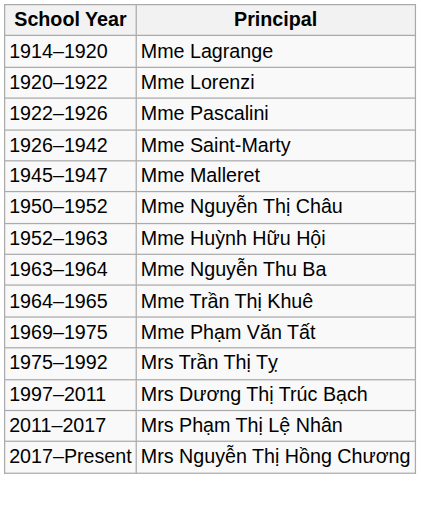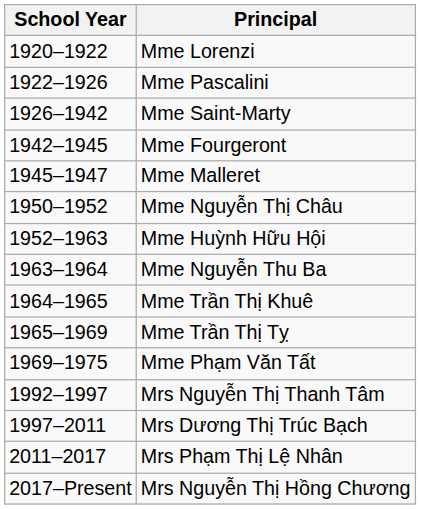- row: (207, 51)
+ row: (214, 144)
+ row: (215, 332)
- row: (209, 363)
+ row: (263, 394)
